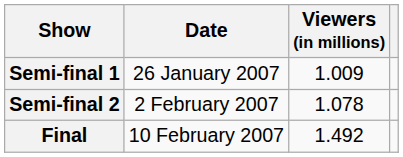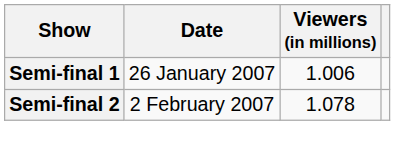(339, 73) 1.009 -> (330, 73) 1.006
- row: (64, 135)
